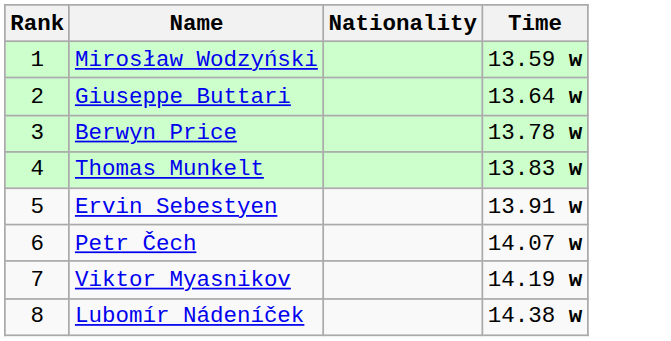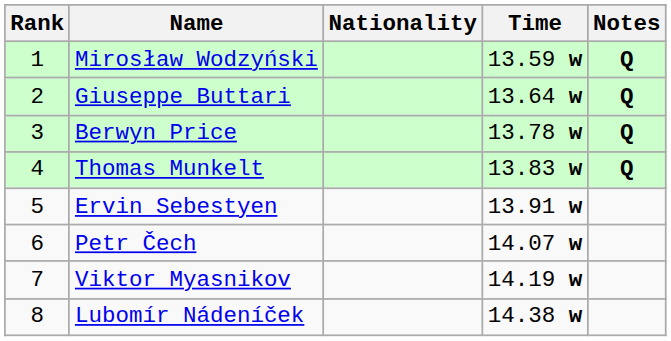+ column: (627, 23)
